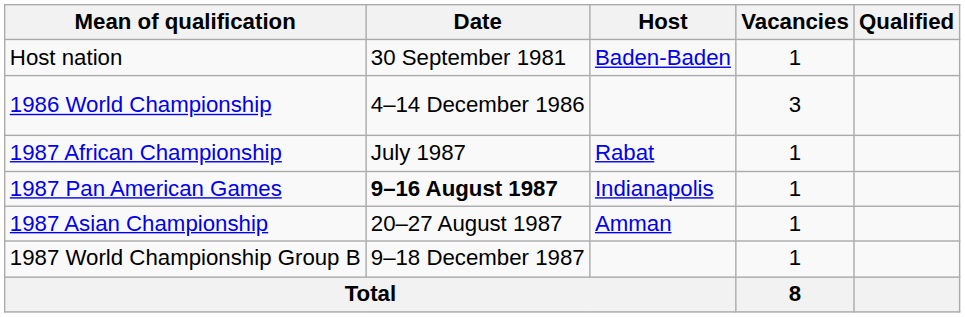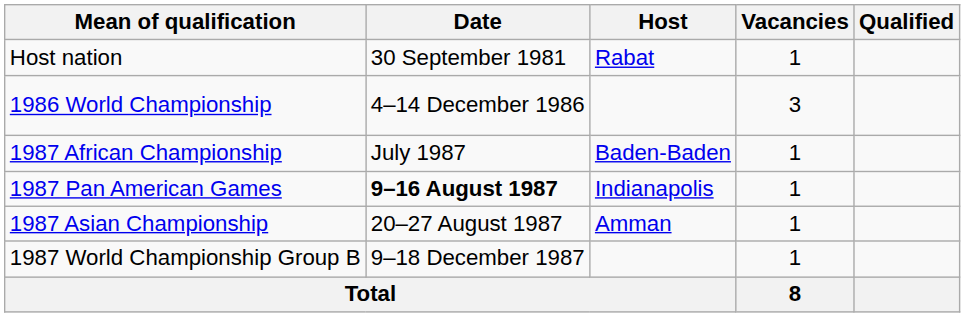(663, 57) Baden-Baden -> (625, 57) Rabat
(625, 152) Rabat -> (663, 152) Baden-Baden
